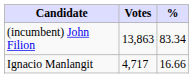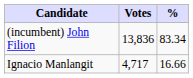(138, 38) 13,863 -> (138, 38) 13,836
